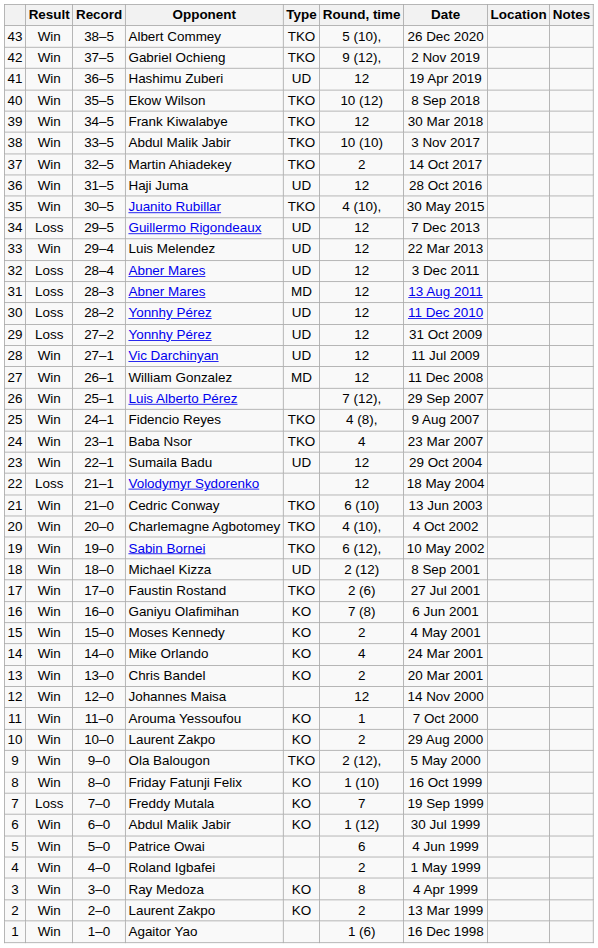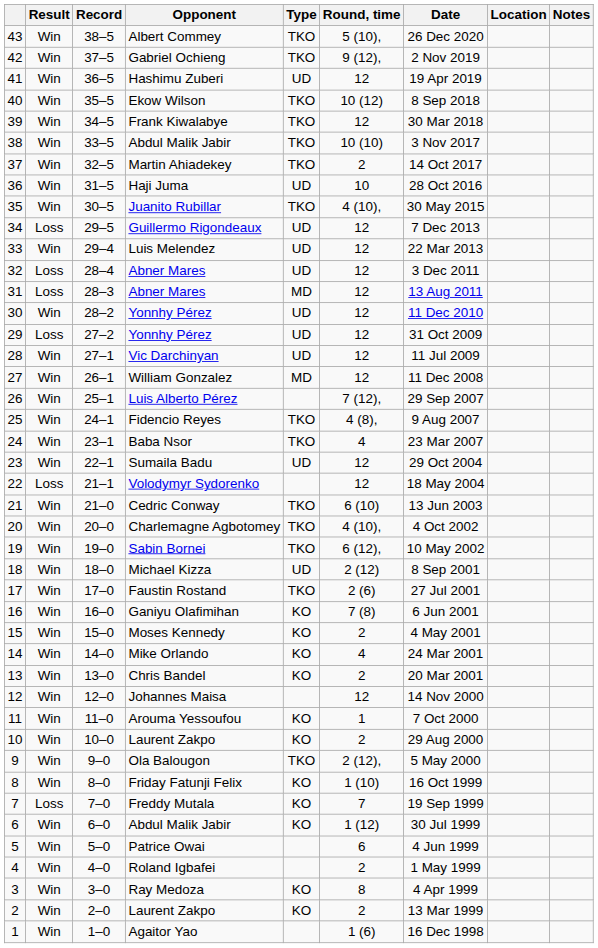(362, 185) 12 -> (362, 185) 10
(49, 313) Loss -> (49, 313) Win
